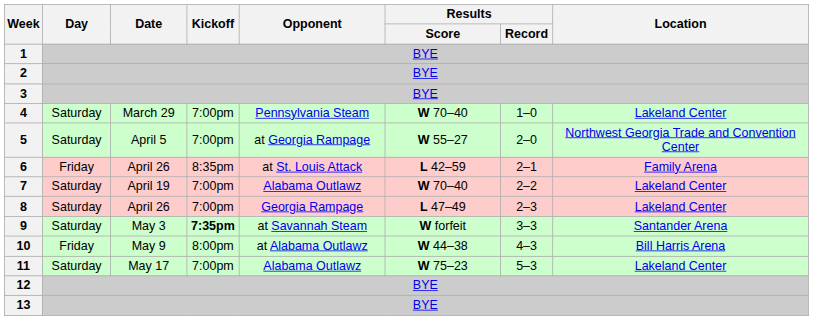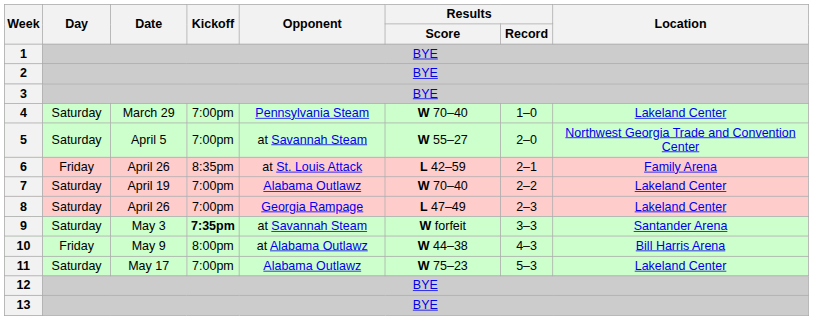(312, 140) at Georgia Rampage -> (312, 140) at Savannah Steam
